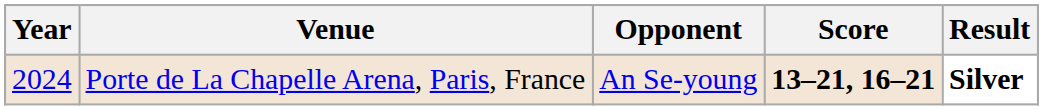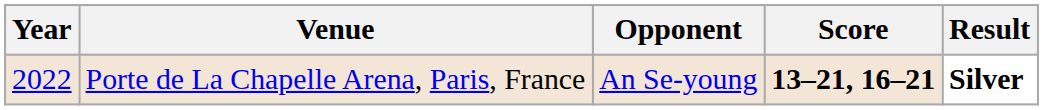(42, 78) 2024 -> (42, 78) 2022
